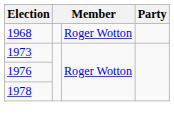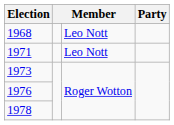(98, 33) Roger Wotton -> (86, 33) Leo Nott
+ row: (19, 52)
